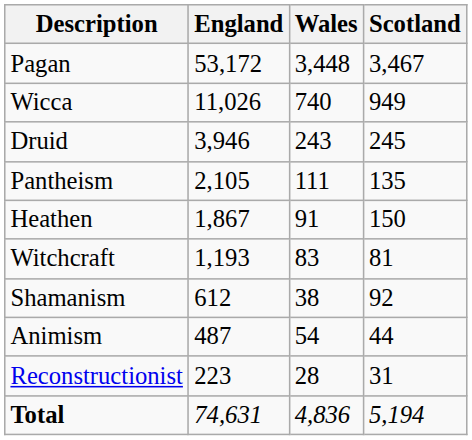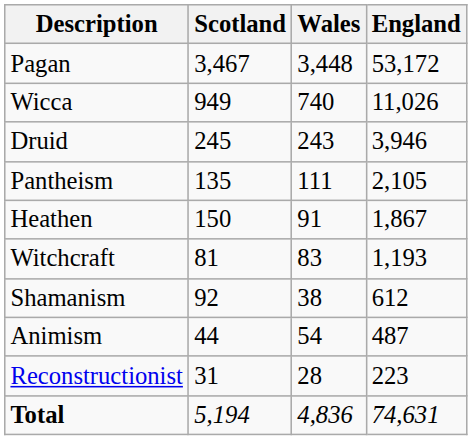columns swapped: (239, 24) <-> (415, 24)
